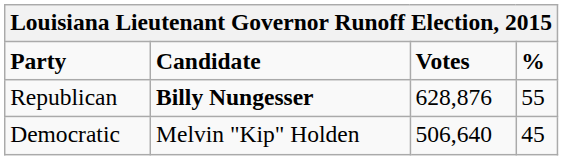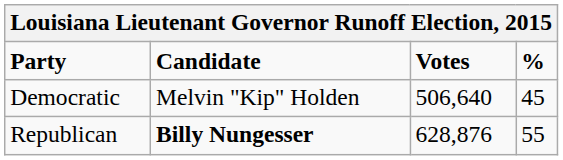rows swapped: (64, 97) <-> (65, 135)
